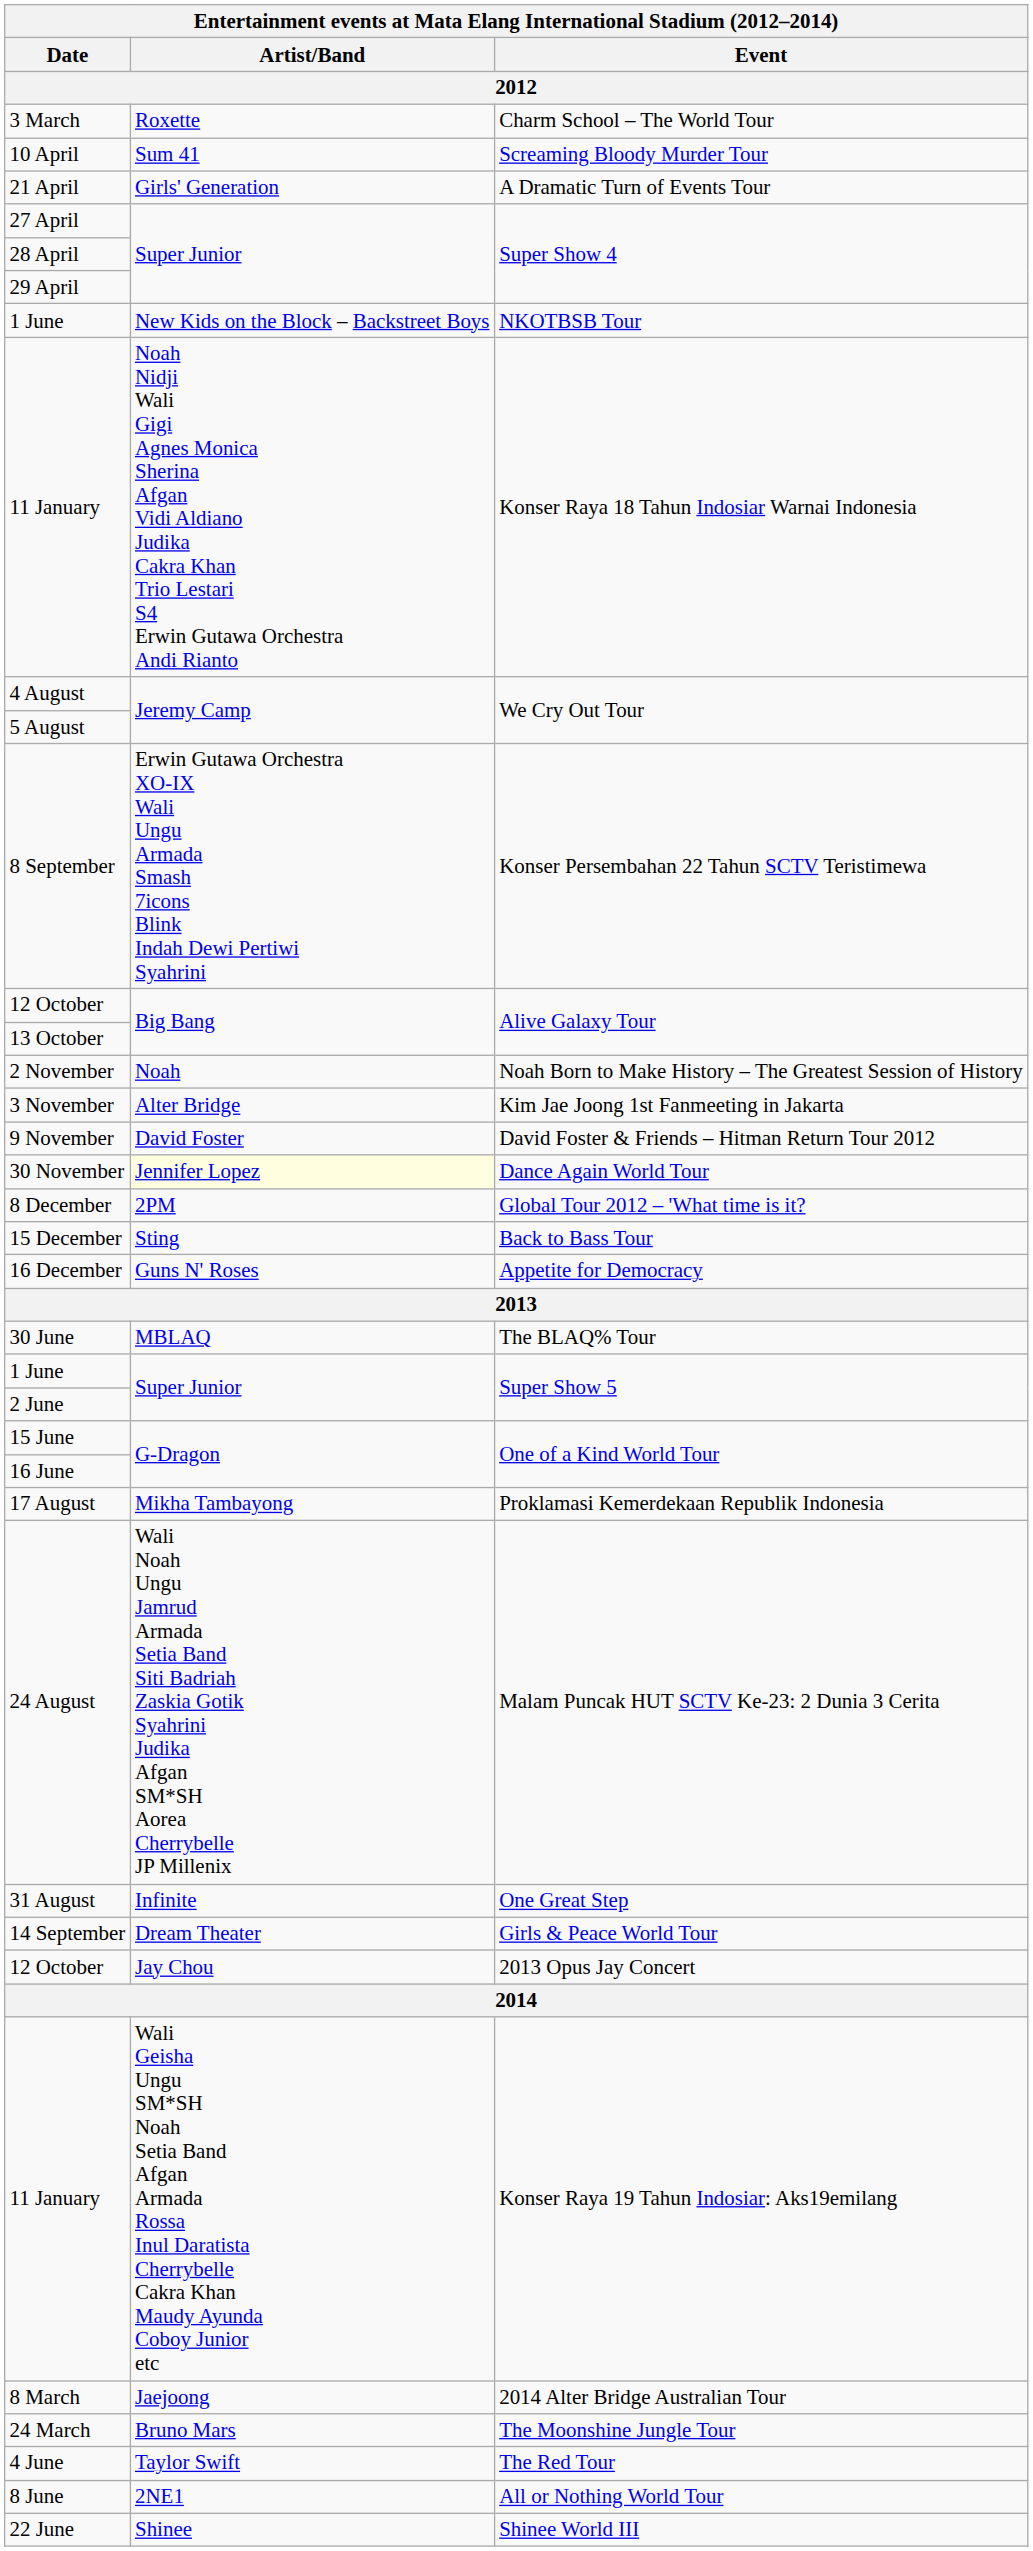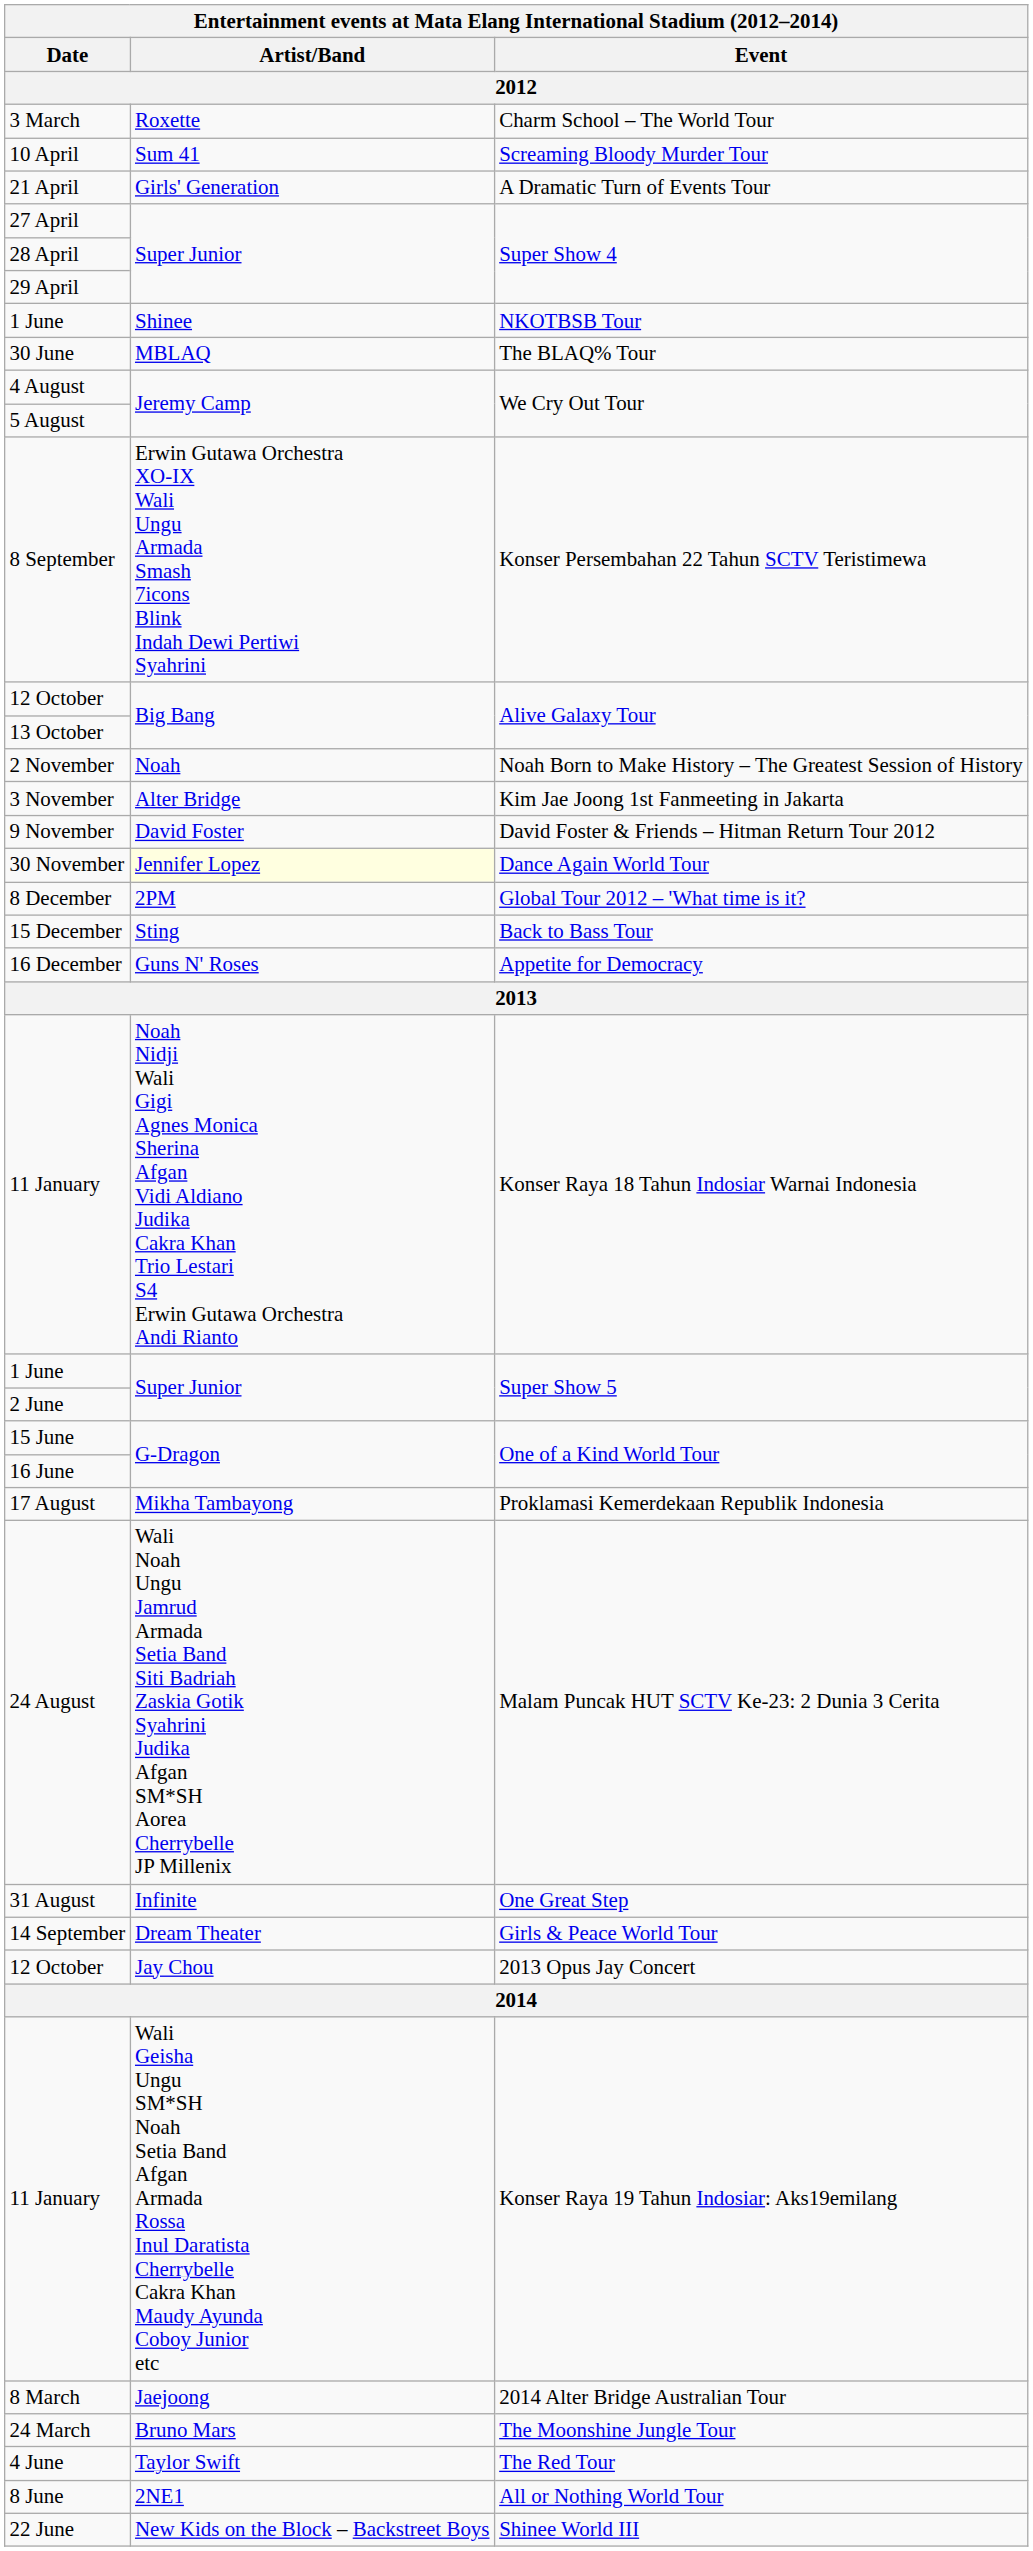(312, 320) New Kids on the Block – Backstreet Boys -> (164, 320) Shinee
rows swapped: (42, 1337) <-> (55, 506)
(164, 2529) Shinee -> (312, 2529) New Kids on the Block – Backstreet Boys
